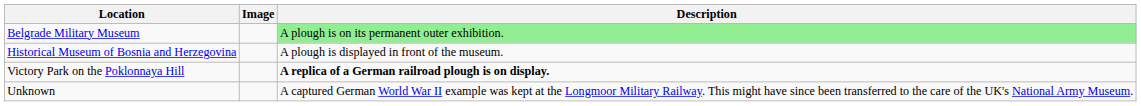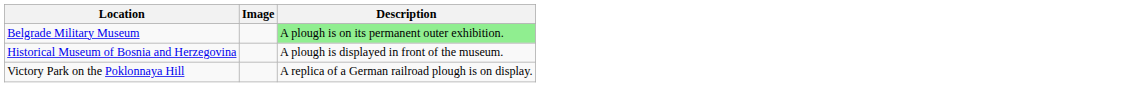(415, 71) bold -> (406, 71) normal
- row: (31, 91)
